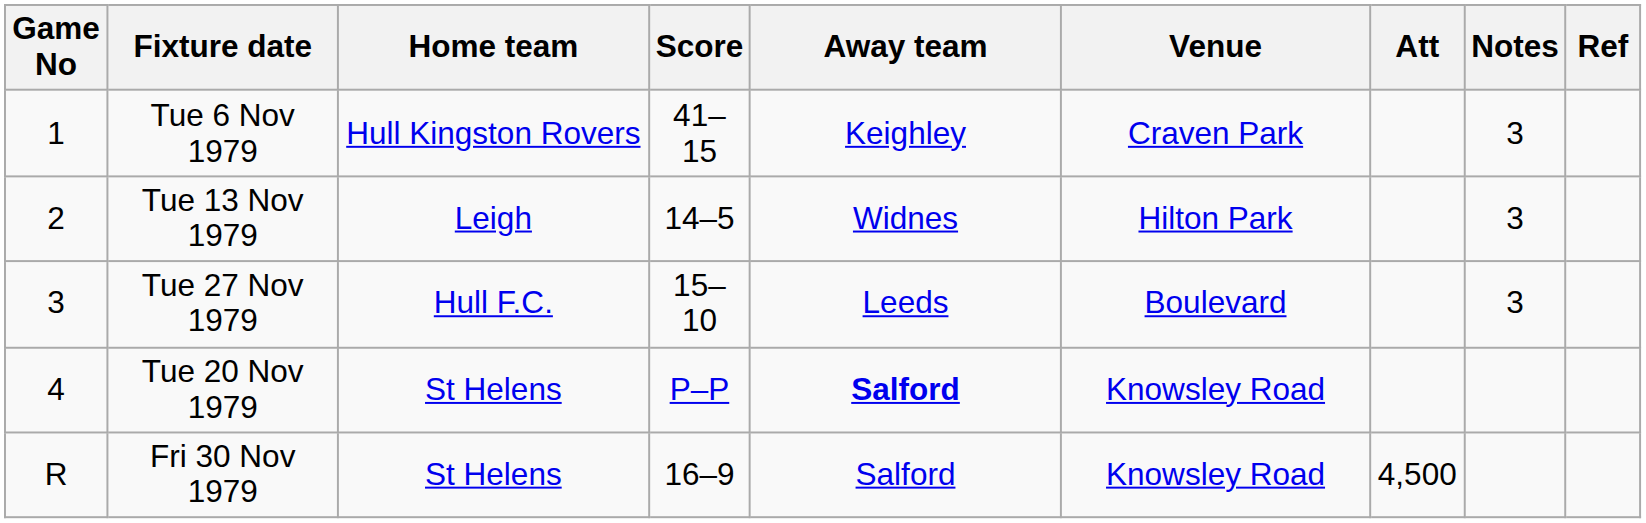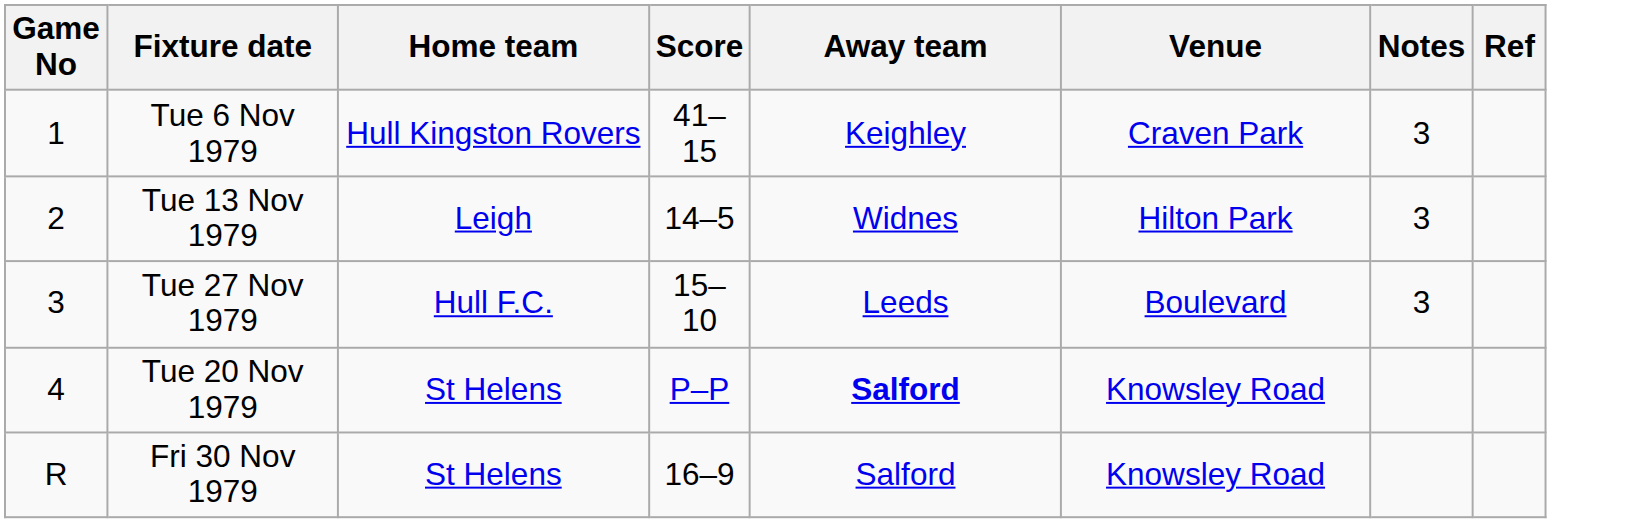- column: (1417, 47)
